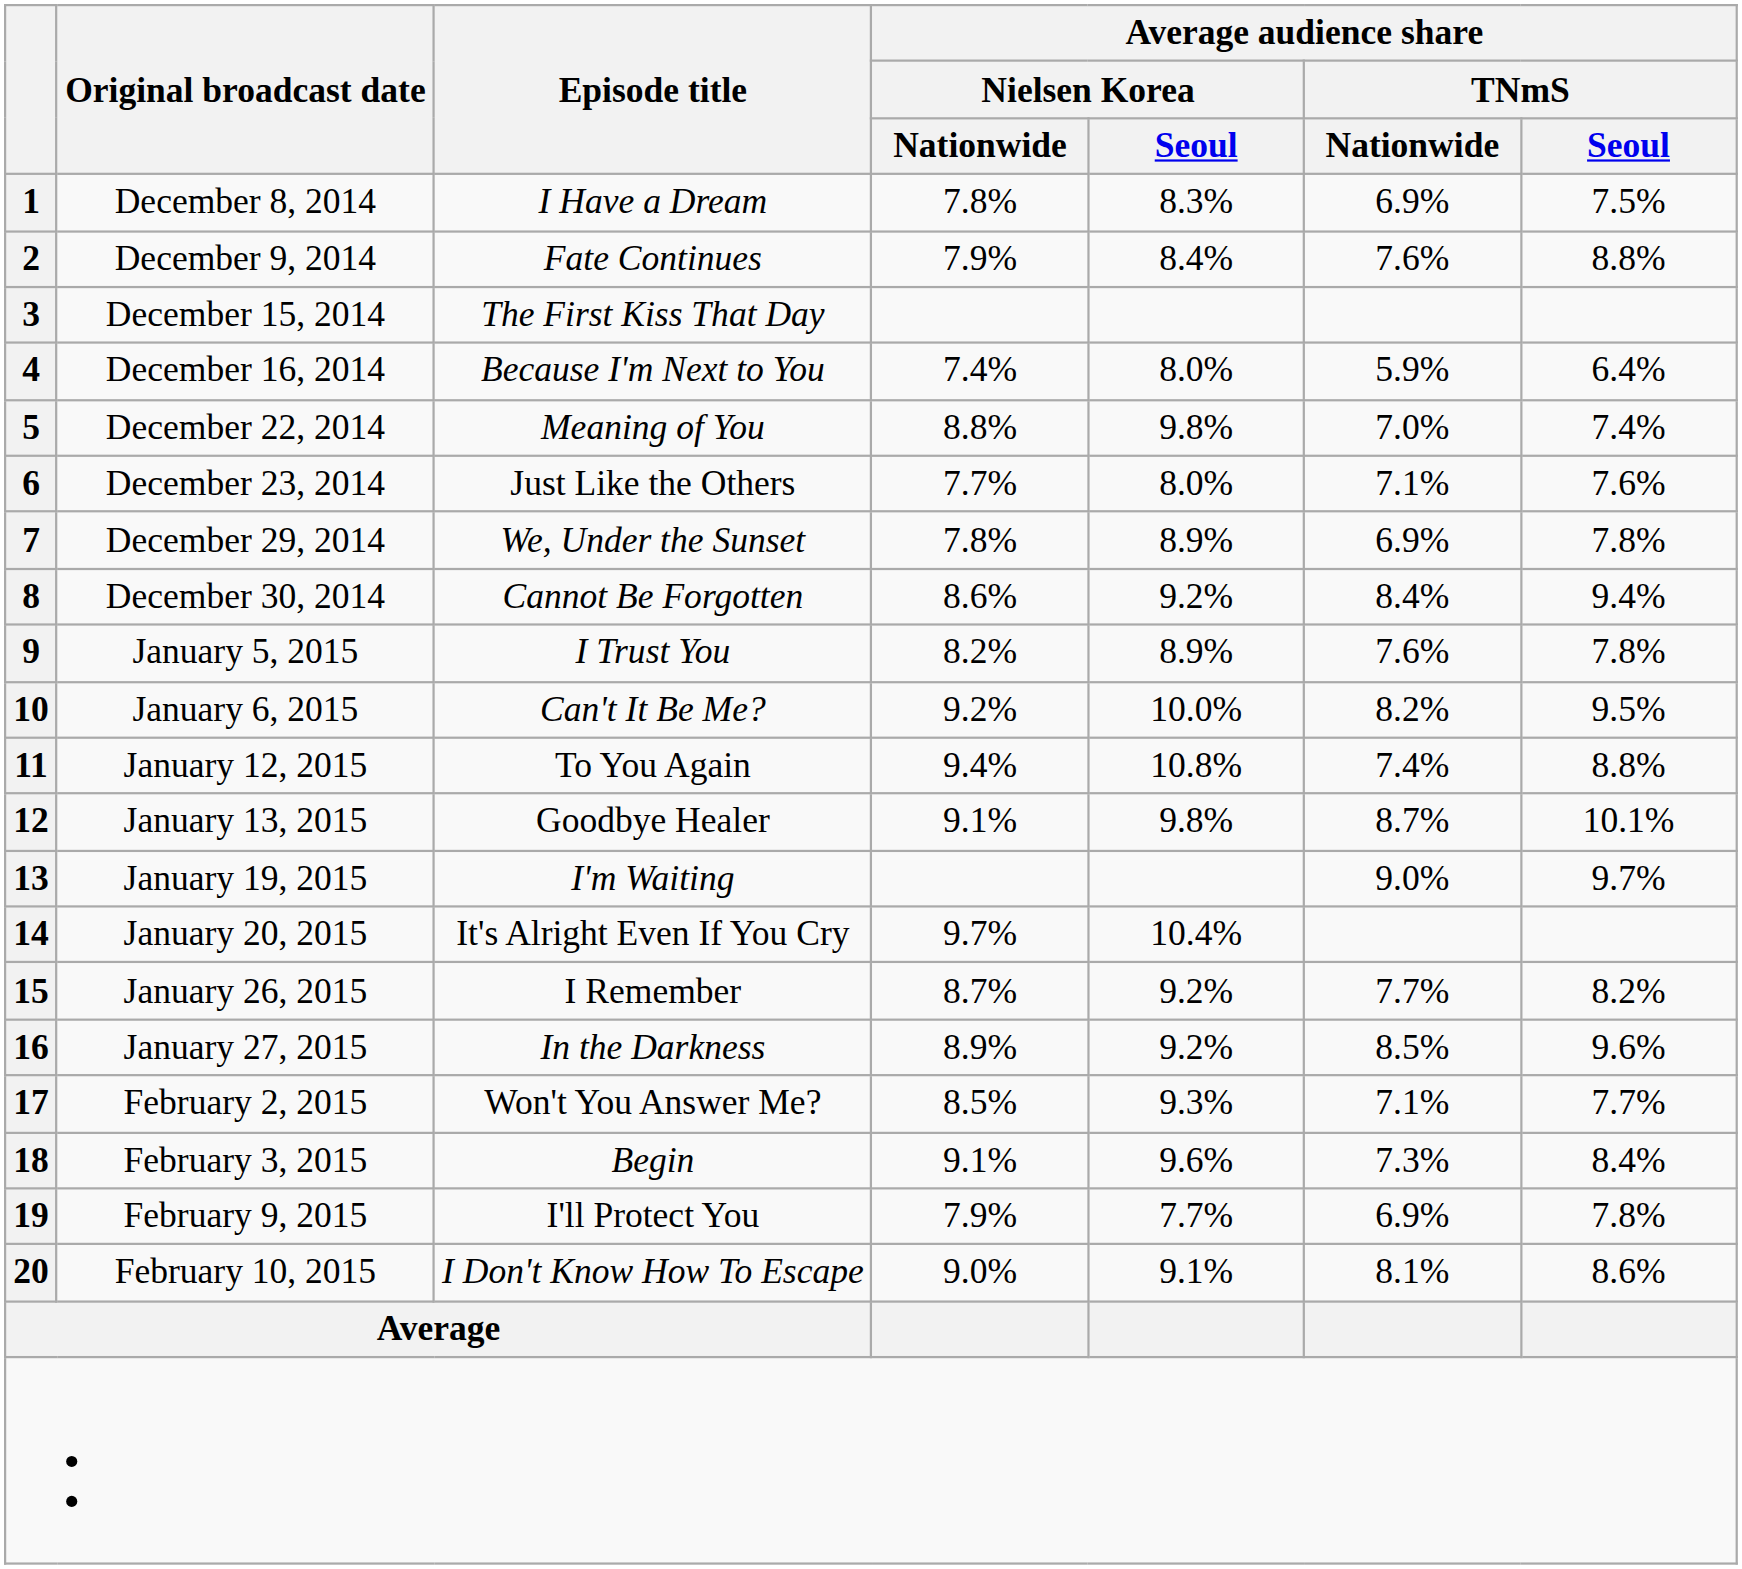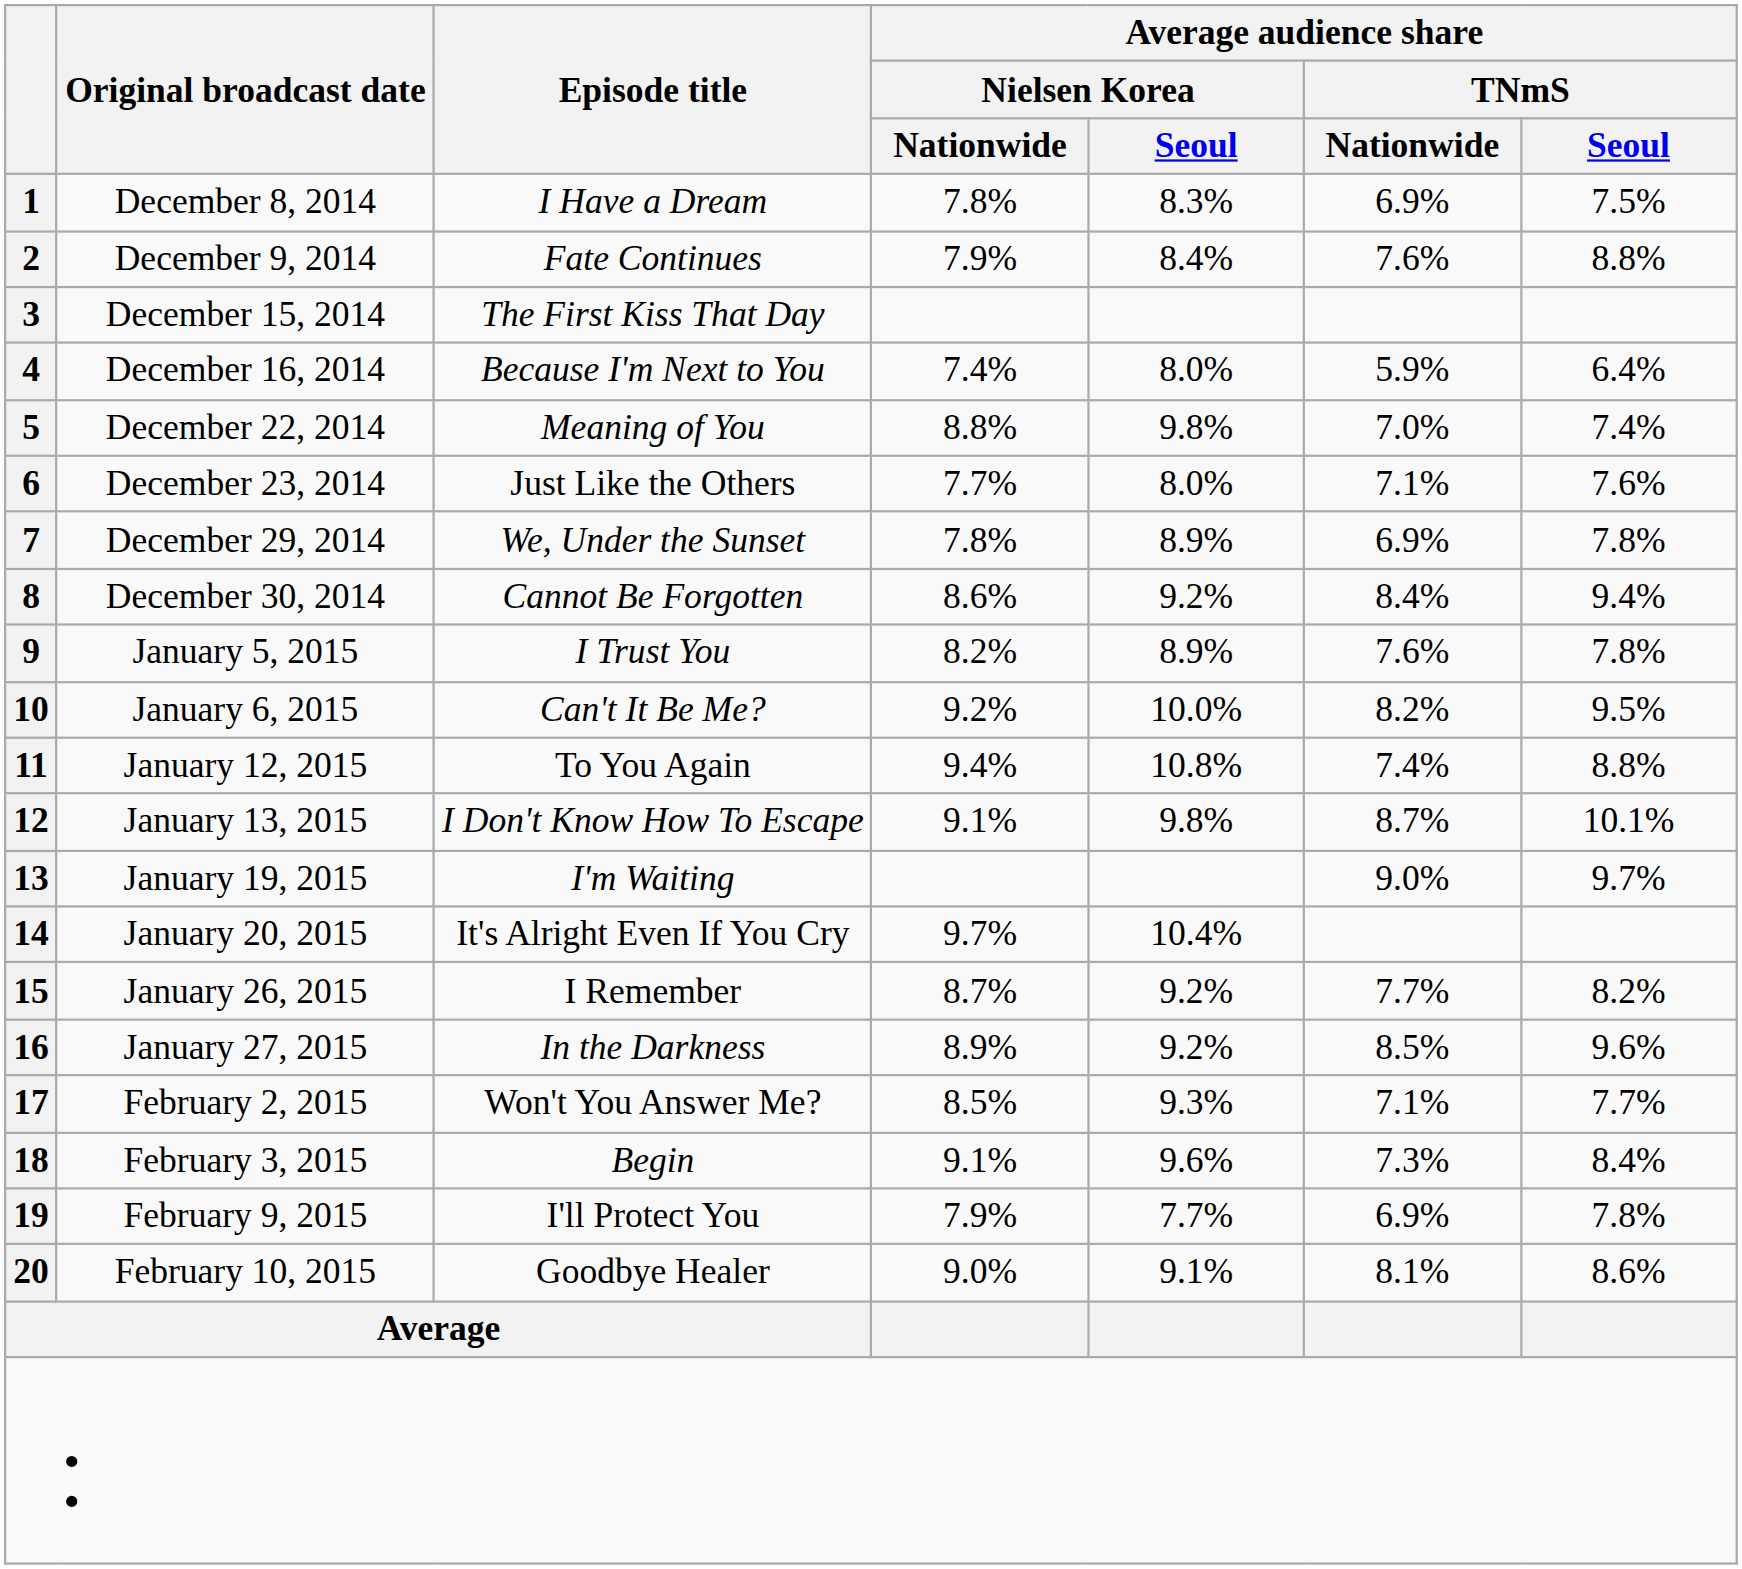(653, 821) Goodbye Healer -> (653, 821) I Don't Know How To Escape
(653, 1271) I Don't Know How To Escape -> (653, 1271) Goodbye Healer
